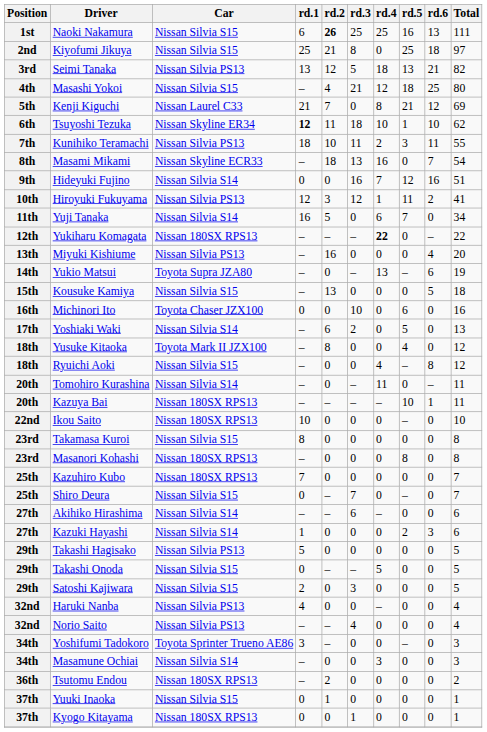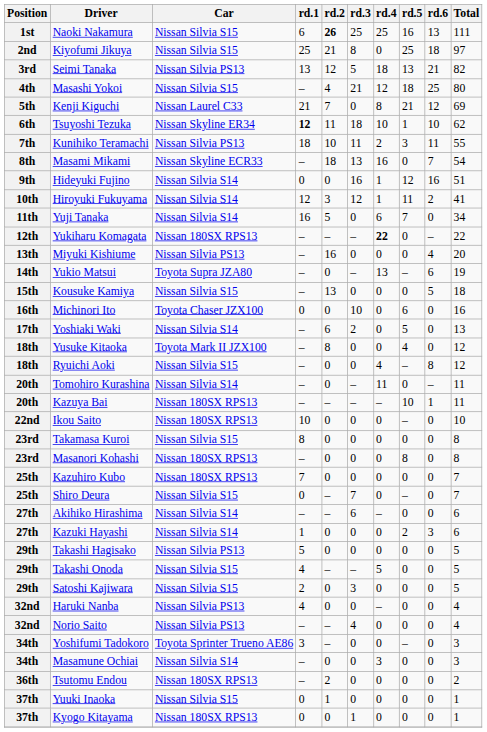(379, 180) 7 -> (379, 180) 1
(200, 198) Nissan Silvia PS13 -> (196, 198) Nissan Silvia S14
(302, 569) 0 -> (302, 569) 4
